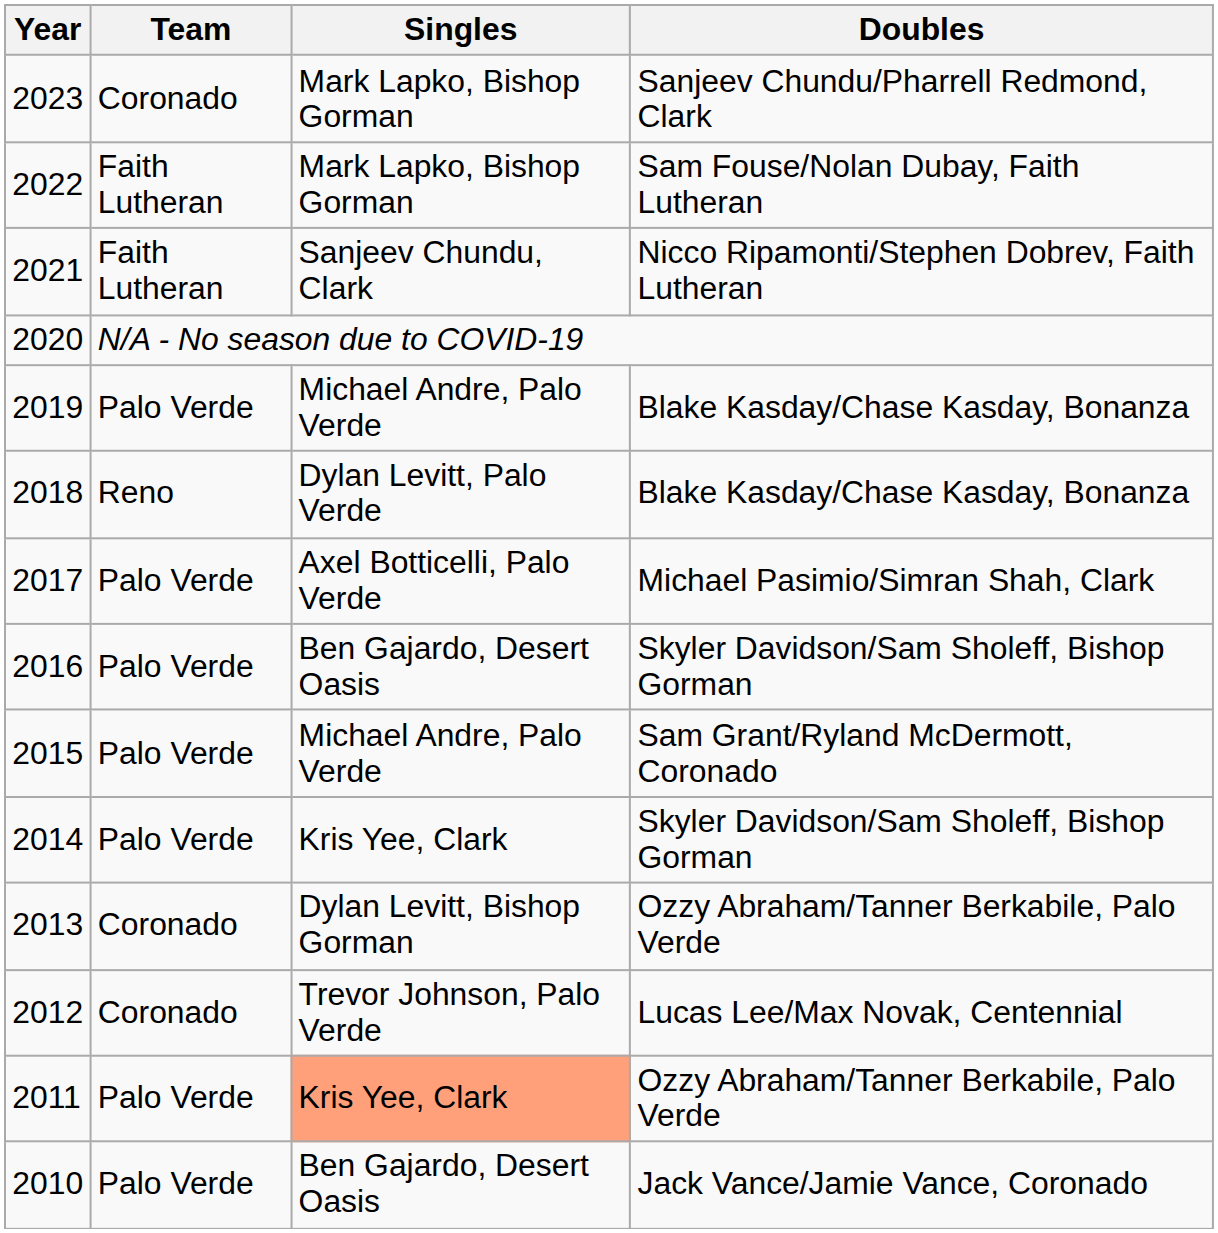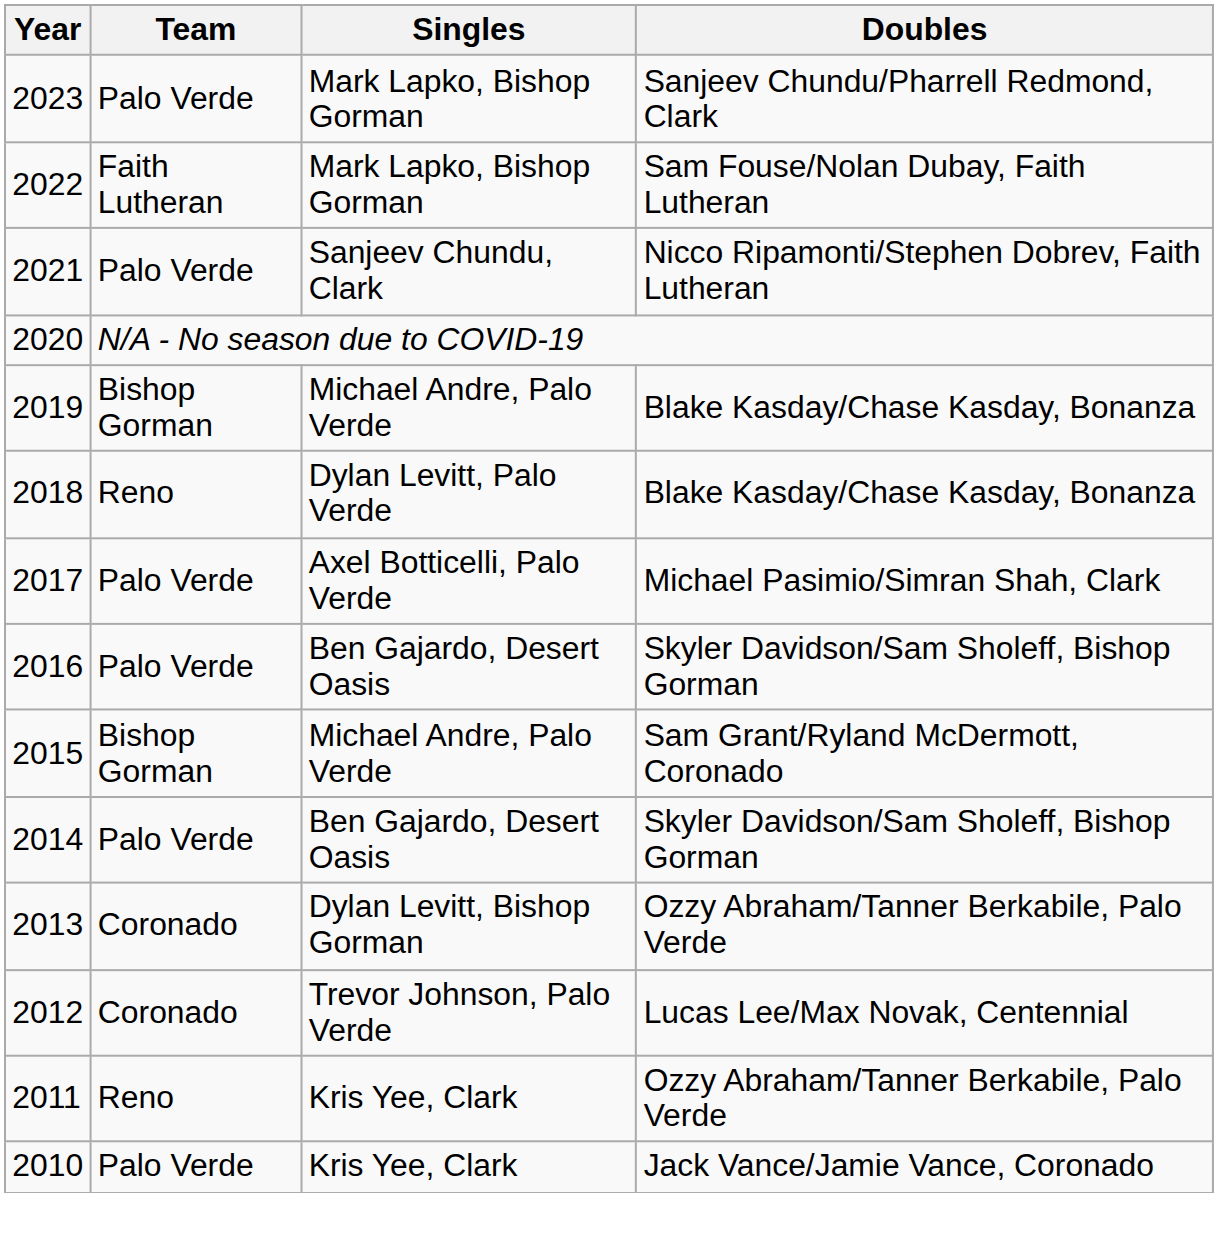(168, 98) Coronado -> (176, 98) Palo Verde
(161, 270) Faith Lutheran -> (176, 270) Palo Verde
(176, 407) Palo Verde -> (155, 407) Bishop Gorman
(176, 752) Palo Verde -> (155, 752) Bishop Gorman
(403, 839) Kris Yee, Clark -> (454, 839) Ben Gajardo, Desert Oasis
(176, 1098) Palo Verde -> (136, 1098) Reno
(403, 1098) lightsalmon background -> (413, 1098) no background
(444, 1184) Ben Gajardo, Desert Oasis -> (413, 1166) Kris Yee, Clark
